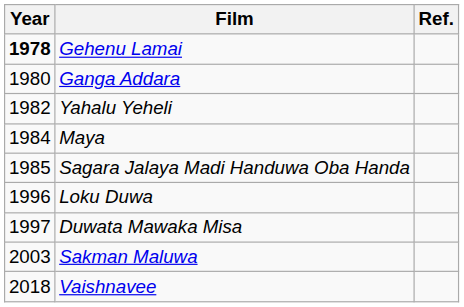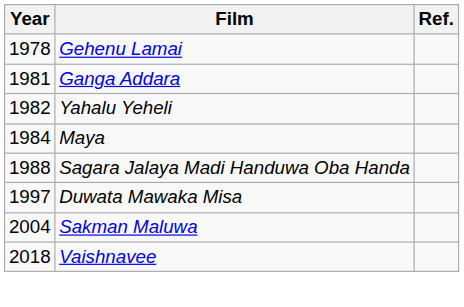(30, 49) bold -> (30, 49) normal
(30, 78) 1980 -> (30, 78) 1981
(30, 167) 1985 -> (30, 167) 1988
- row: (106, 197)
(30, 256) 2003 -> (30, 227) 2004
